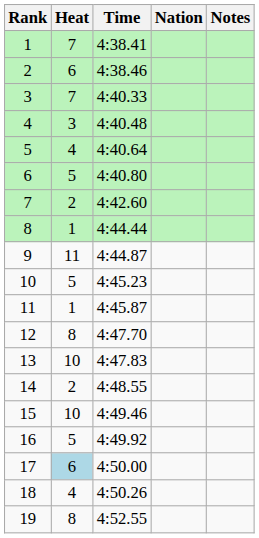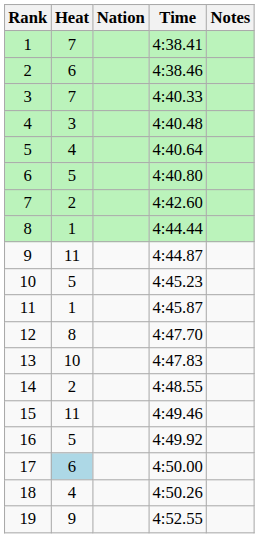columns swapped: (179, 17) <-> (122, 17)
(72, 413) 10 -> (72, 413) 11
(72, 519) 8 -> (72, 519) 9
